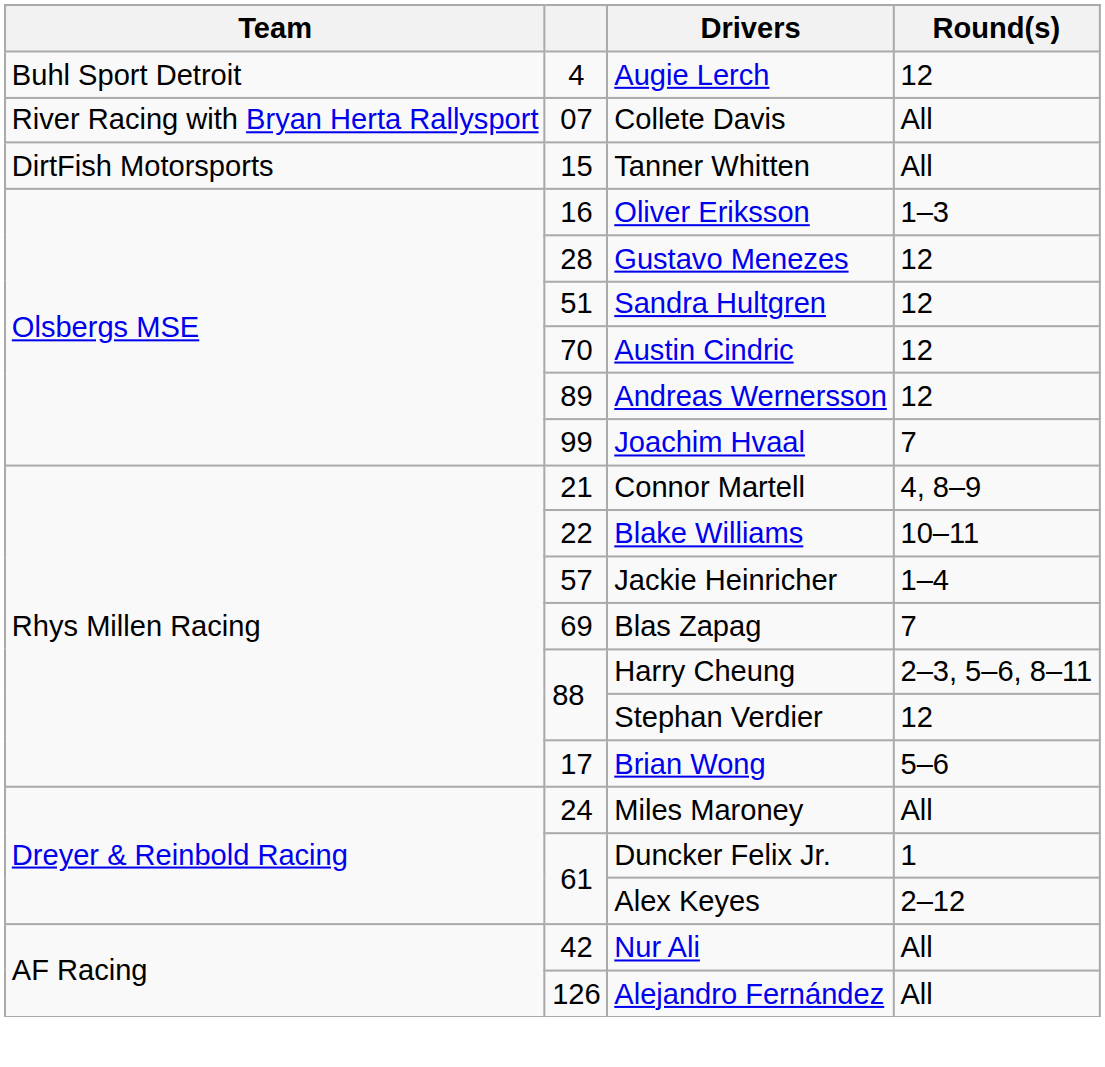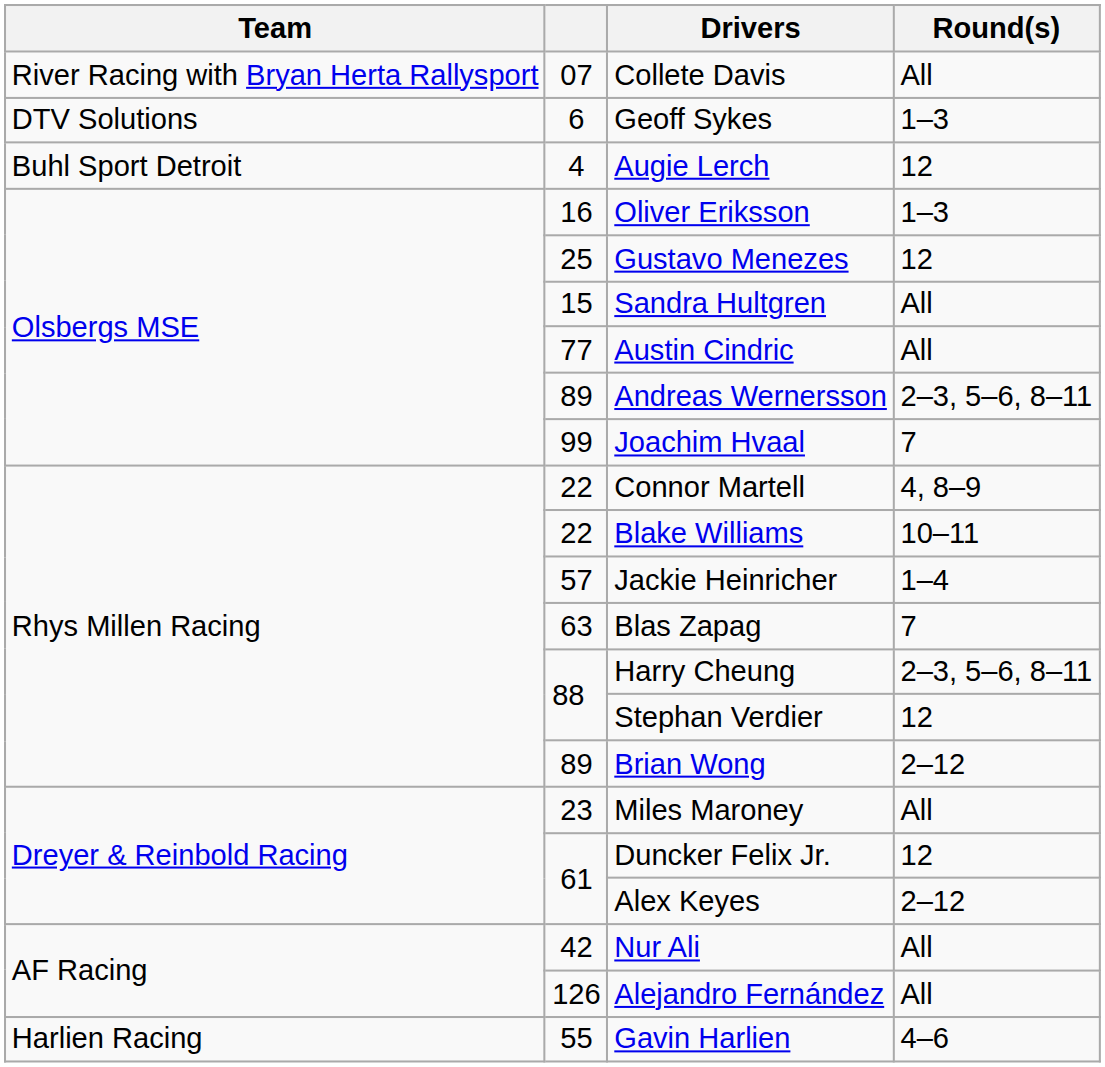rows swapped: (692, 74) <-> (700, 120)
+ row: (693, 120)
- row: (712, 166)
(576, 258) 28 -> (576, 258) 25
(576, 304) 51 -> (576, 304) 15
(917, 304) 12 -> (917, 304) All
(576, 350) 70 -> (576, 350) 77
(917, 350) 12 -> (917, 350) All
(917, 396) 12 -> (996, 396) 2–3, 5–6, 8–11
(576, 488) 21 -> (576, 488) 22
(576, 626) 69 -> (576, 626) 63
(576, 764) 17 -> (576, 764) 89
(925, 764) 5–6 -> (933, 764) 2–12
(576, 810) 24 -> (576, 810) 23
(909, 856) 1 -> (917, 856) 12
+ row: (702, 1039)
